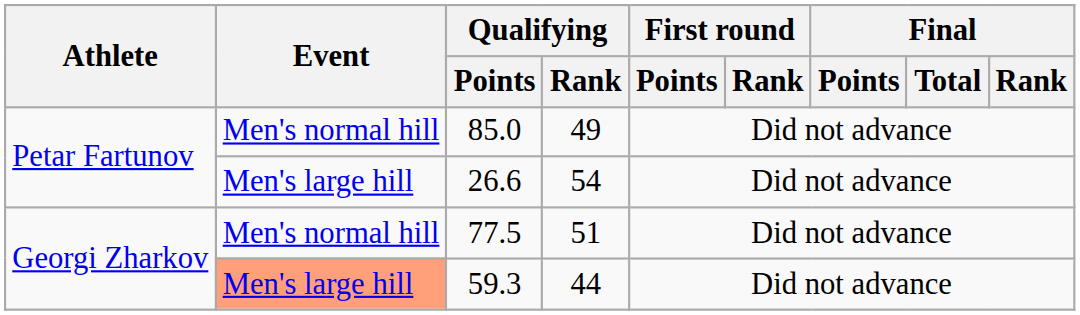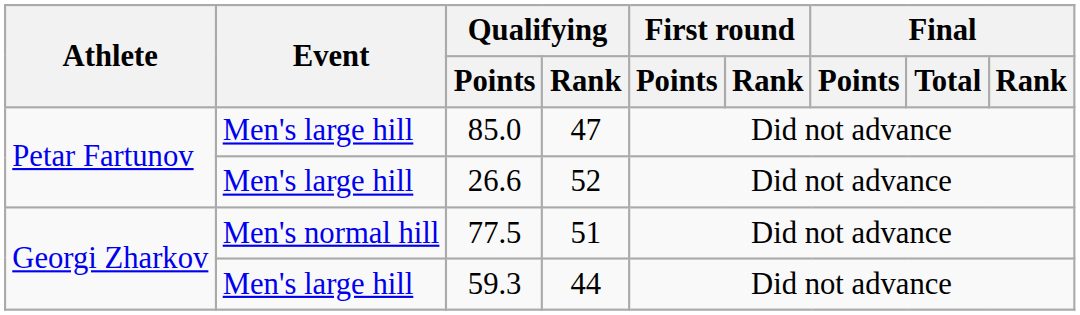(331, 131) Men's normal hill -> (318, 131) Men's large hill
(586, 131) 49 -> (586, 131) 47
(586, 181) 54 -> (586, 181) 52
(318, 283) lightsalmon background -> (318, 283) no background
